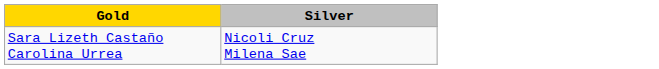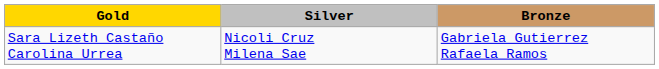+ column: (546, 16)
